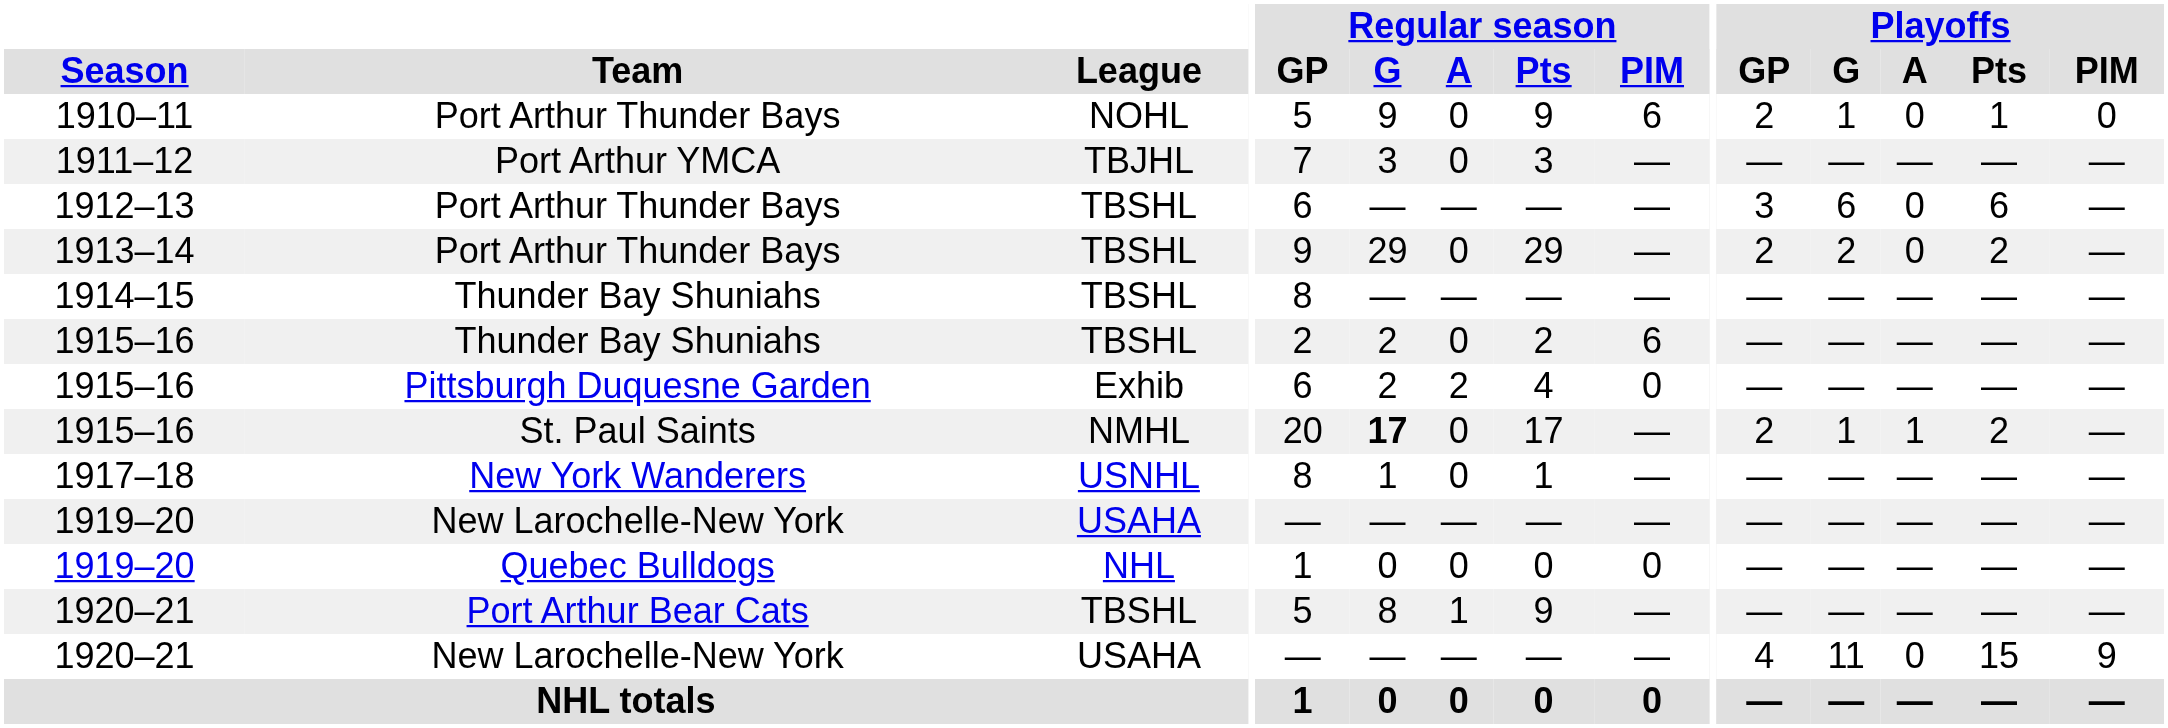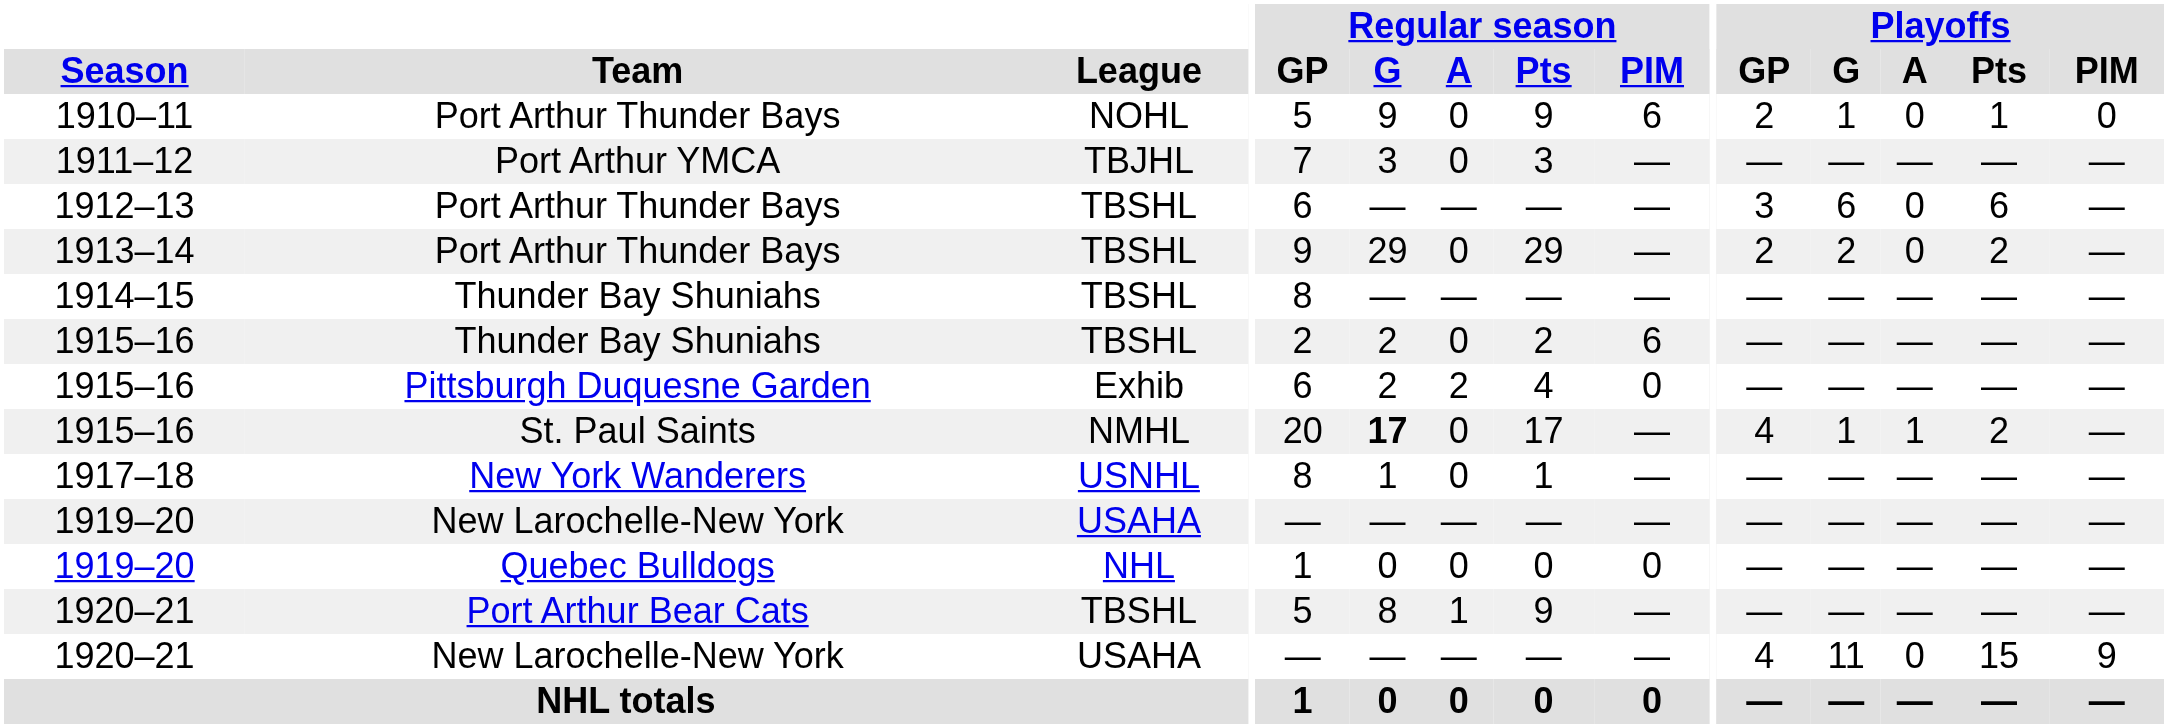(1764, 430) 2 -> (1764, 430) 4
